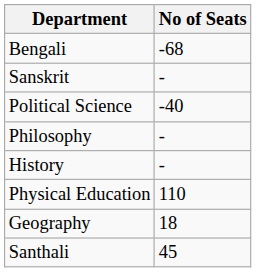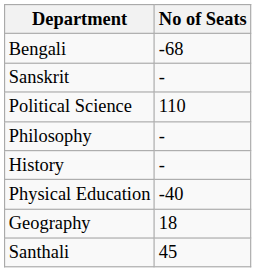(171, 106) -40 -> (172, 106) 110
(172, 194) 110 -> (171, 194) -40
